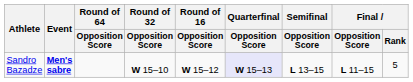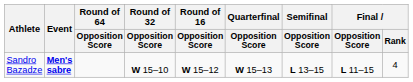(254, 70) lavender background -> (254, 70) no background
(395, 65) 5 -> (395, 65) 4
